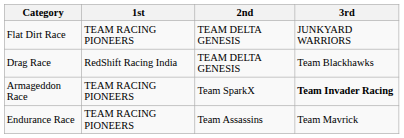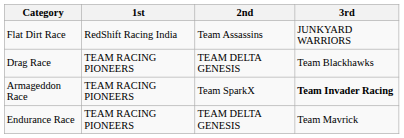(120, 35) TEAM RACING PIONEERS -> (131, 35) RedShift Racing India
(230, 35) TEAM DELTA GENESIS -> (230, 35) Team Assassins
(131, 63) RedShift Racing India -> (120, 63) TEAM RACING PIONEERS
(230, 119) Team Assassins -> (230, 119) TEAM DELTA GENESIS
